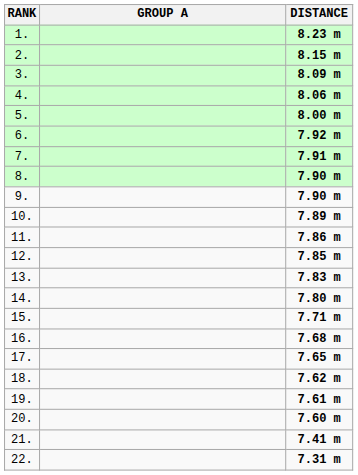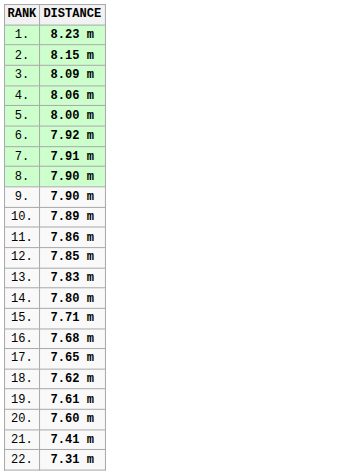- column: (163, 14)
